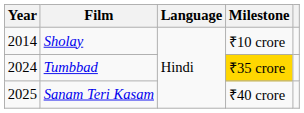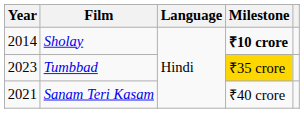(257, 41) normal -> (258, 41) bold
(22, 67) 2024 -> (22, 67) 2023
(22, 94) 2025 -> (22, 94) 2021
